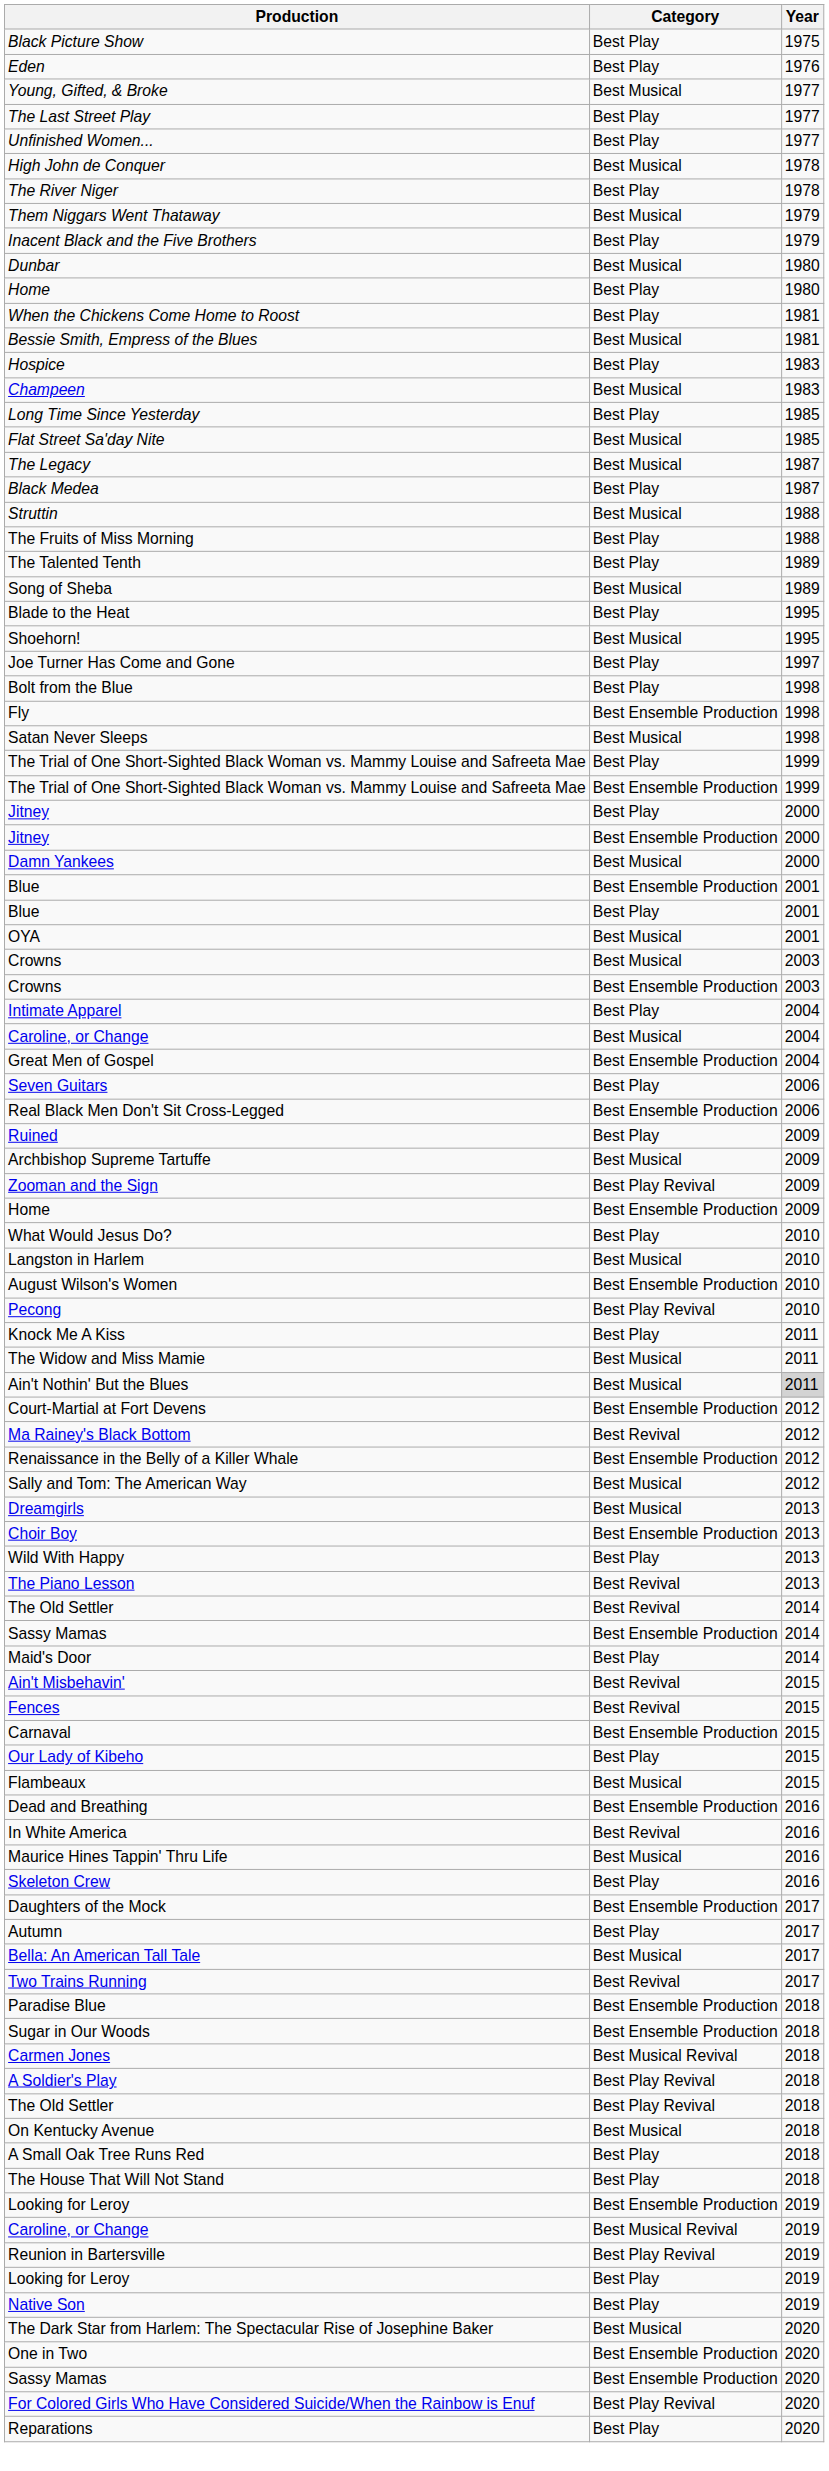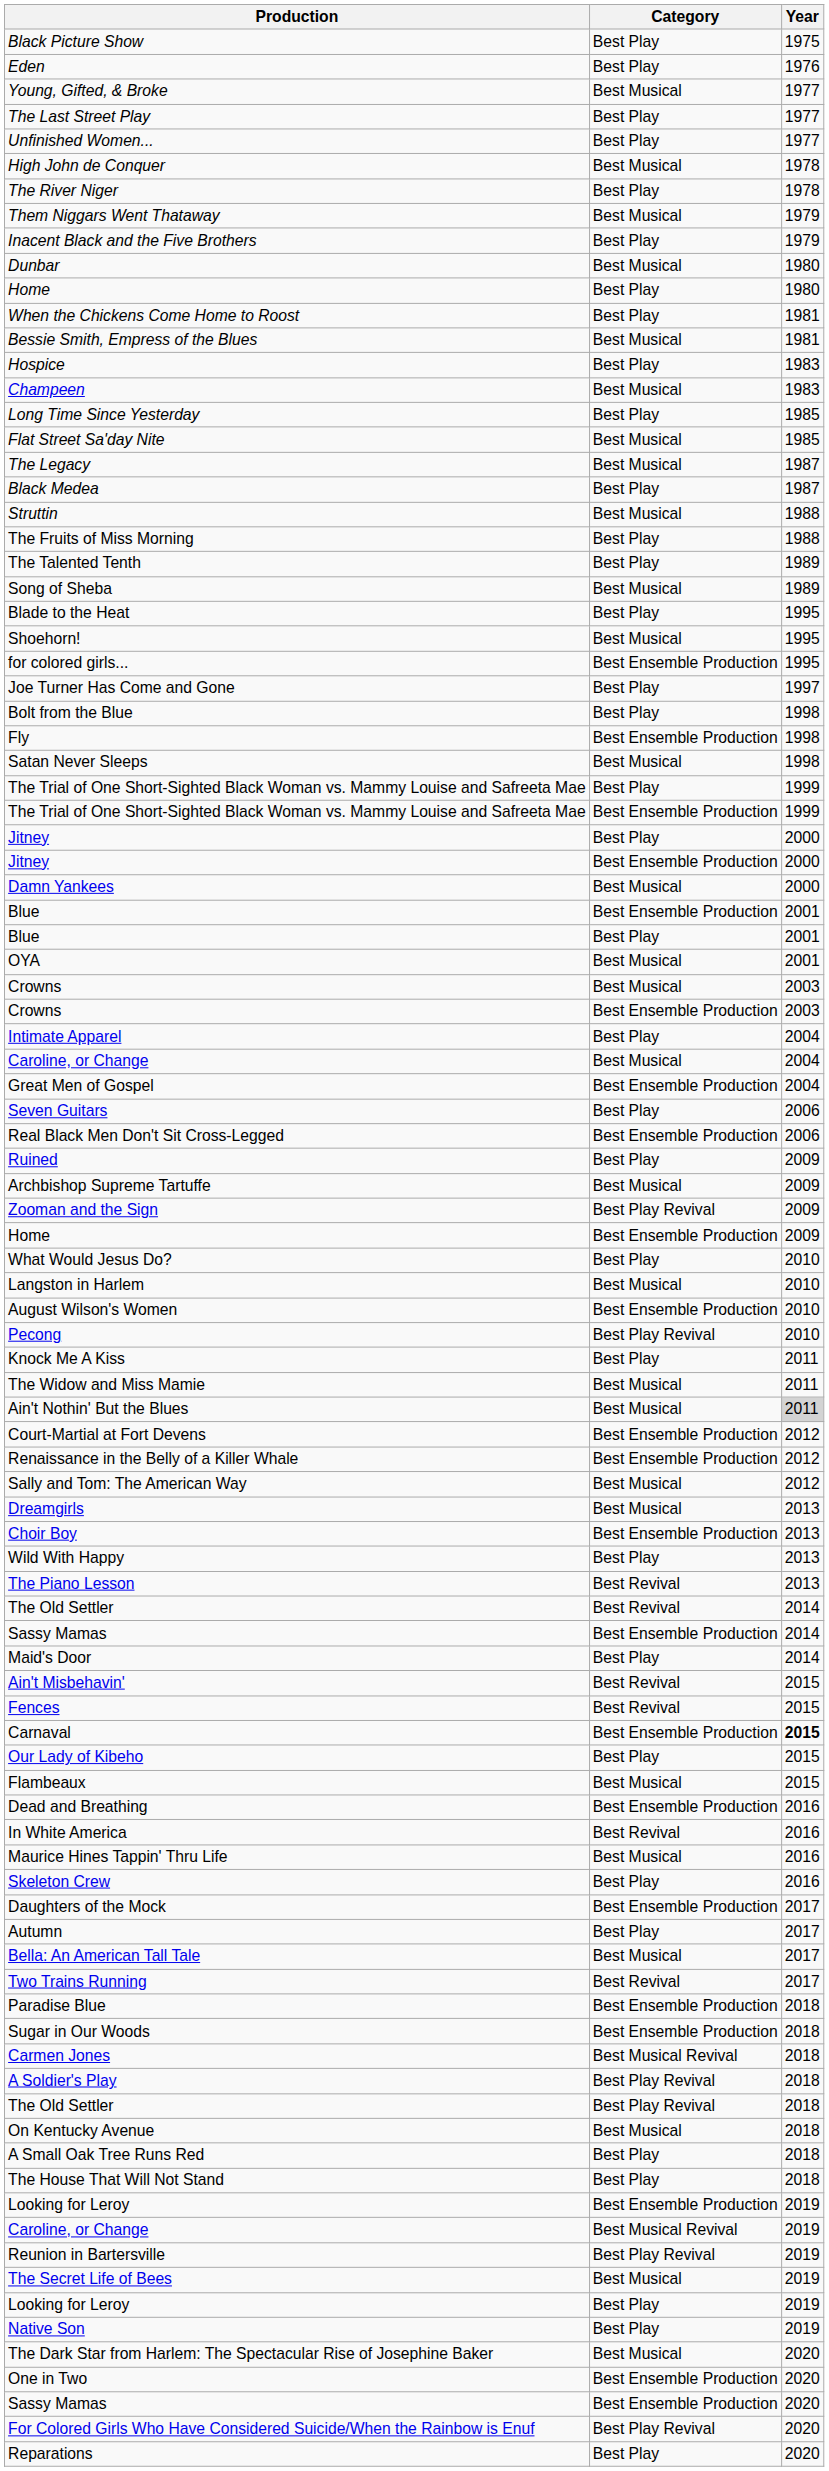+ row: (68, 663)
- row: (99, 1434)
(802, 1732) normal -> (802, 1732) bold
+ row: (90, 2279)
